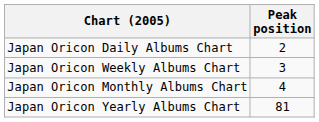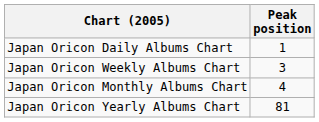(282, 48) 2 -> (282, 48) 1
